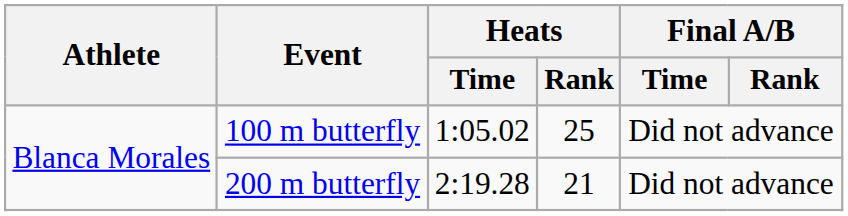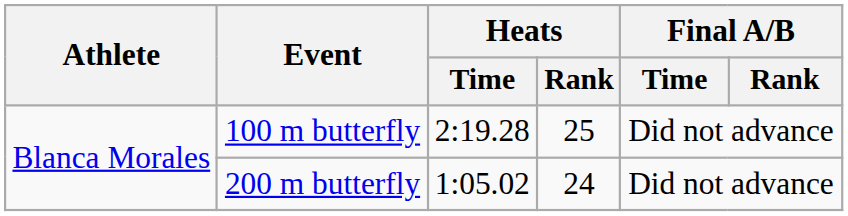(482, 131) 1:05.02 -> (482, 131) 2:19.28
(482, 183) 2:19.28 -> (482, 183) 1:05.02
(579, 183) 21 -> (579, 183) 24
